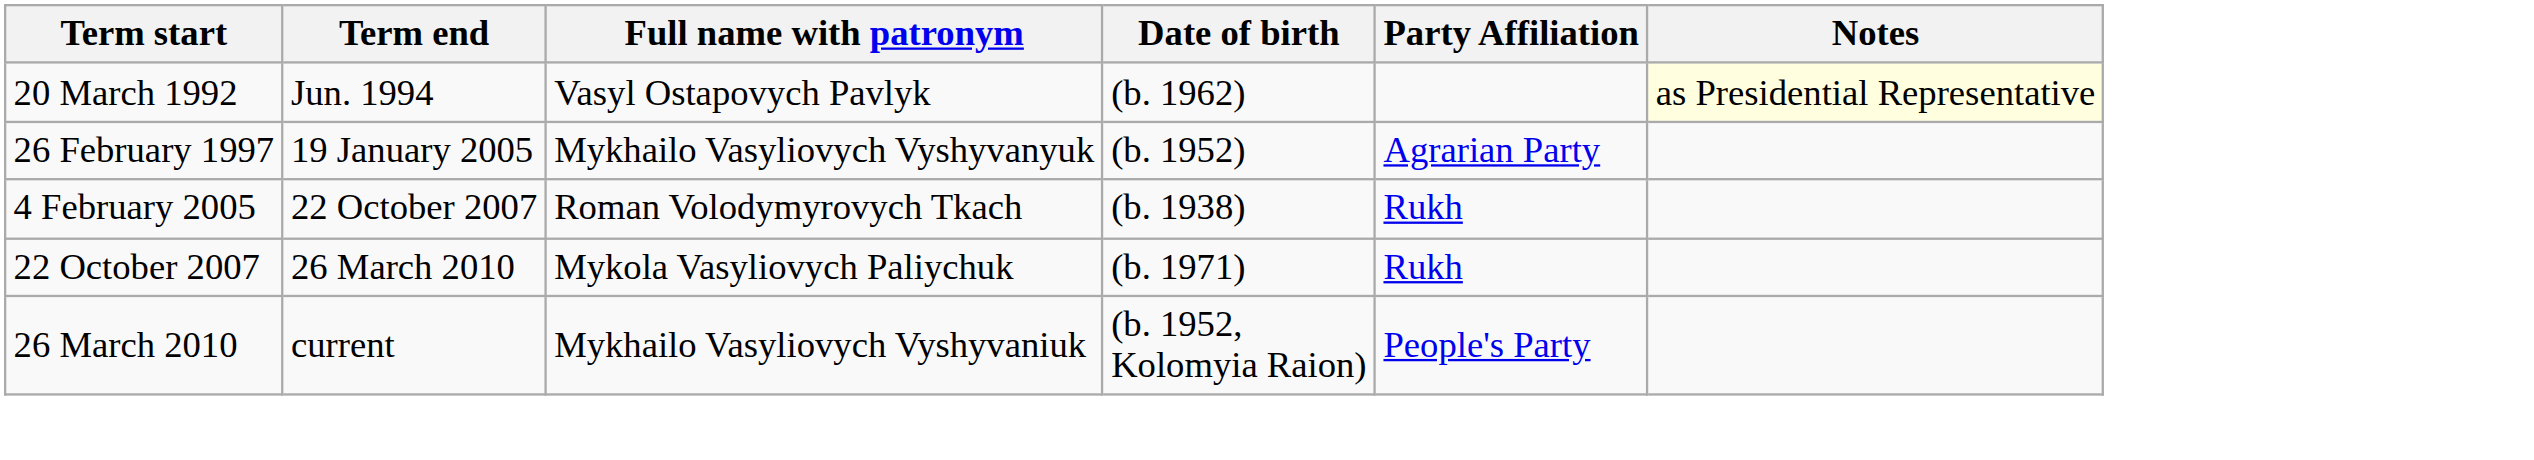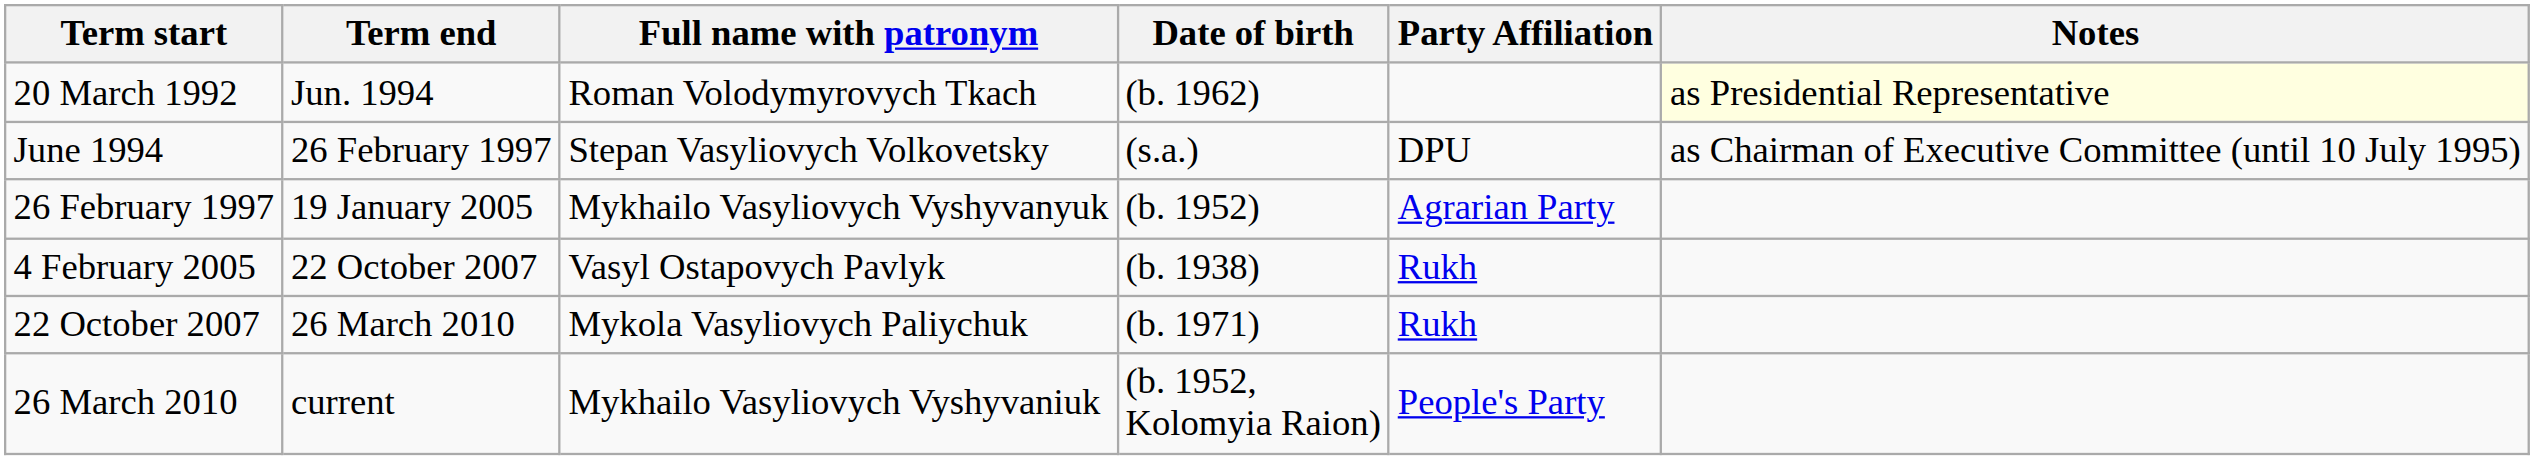(742, 91) Vasyl Ostapovych Pavlyk -> (802, 91) Roman Volodymyrovych Tkach
+ row: (88, 149)
(788, 207) Roman Volodymyrovych Tkach -> (757, 265) Vasyl Ostapovych Pavlyk
